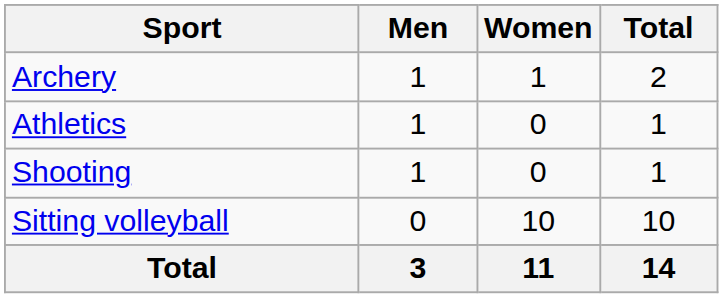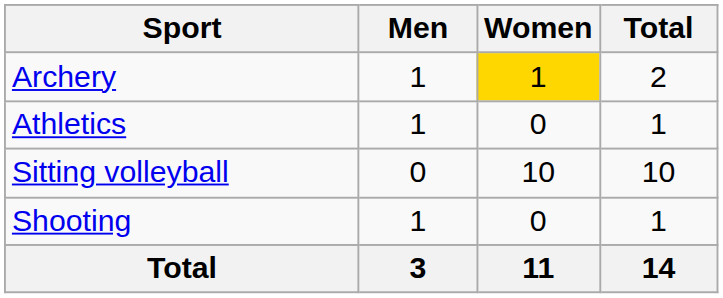(538, 76) no background -> (538, 76) gold background
rows swapped: (120, 220) <-> (72, 172)
